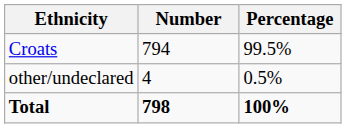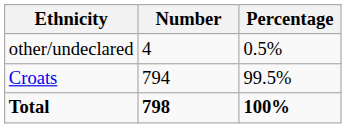rows swapped: (33, 48) <-> (71, 78)
